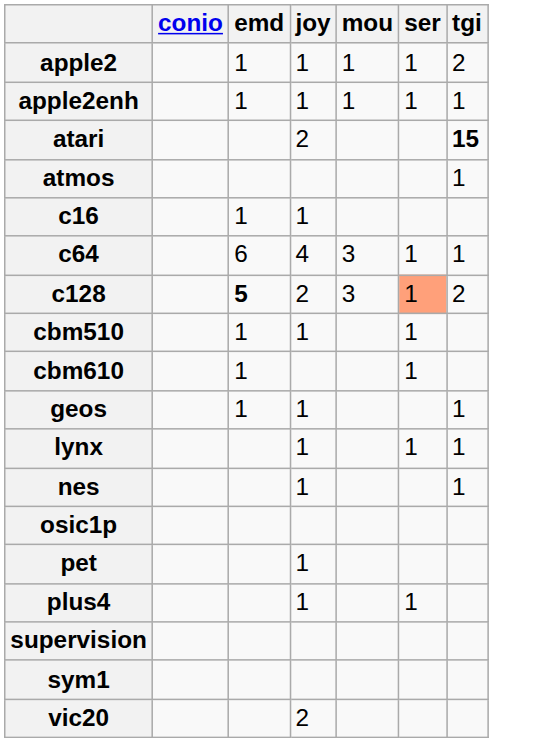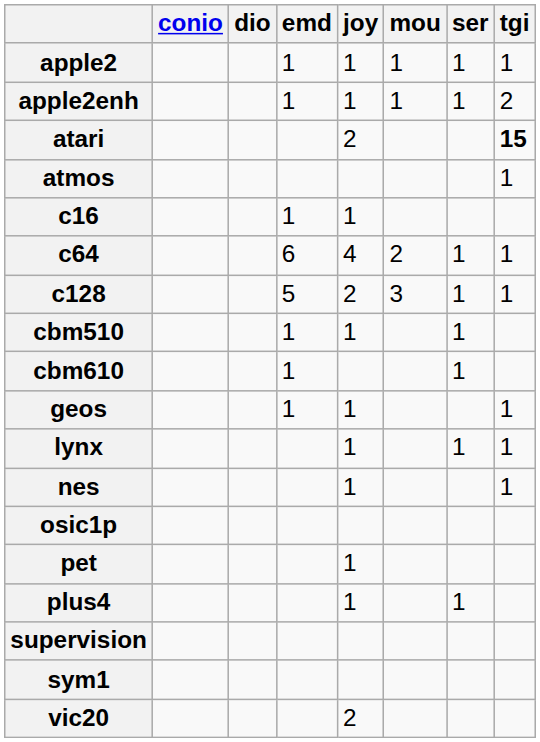+ column: (252, 23)
(459, 62) 2 -> (507, 62) 1
(459, 100) 1 -> (507, 100) 2
(349, 255) 3 -> (396, 255) 2
(241, 293) bold -> (289, 293) normal
(411, 293) lightsalmon background -> (459, 293) no background
(459, 293) 2 -> (507, 293) 1
